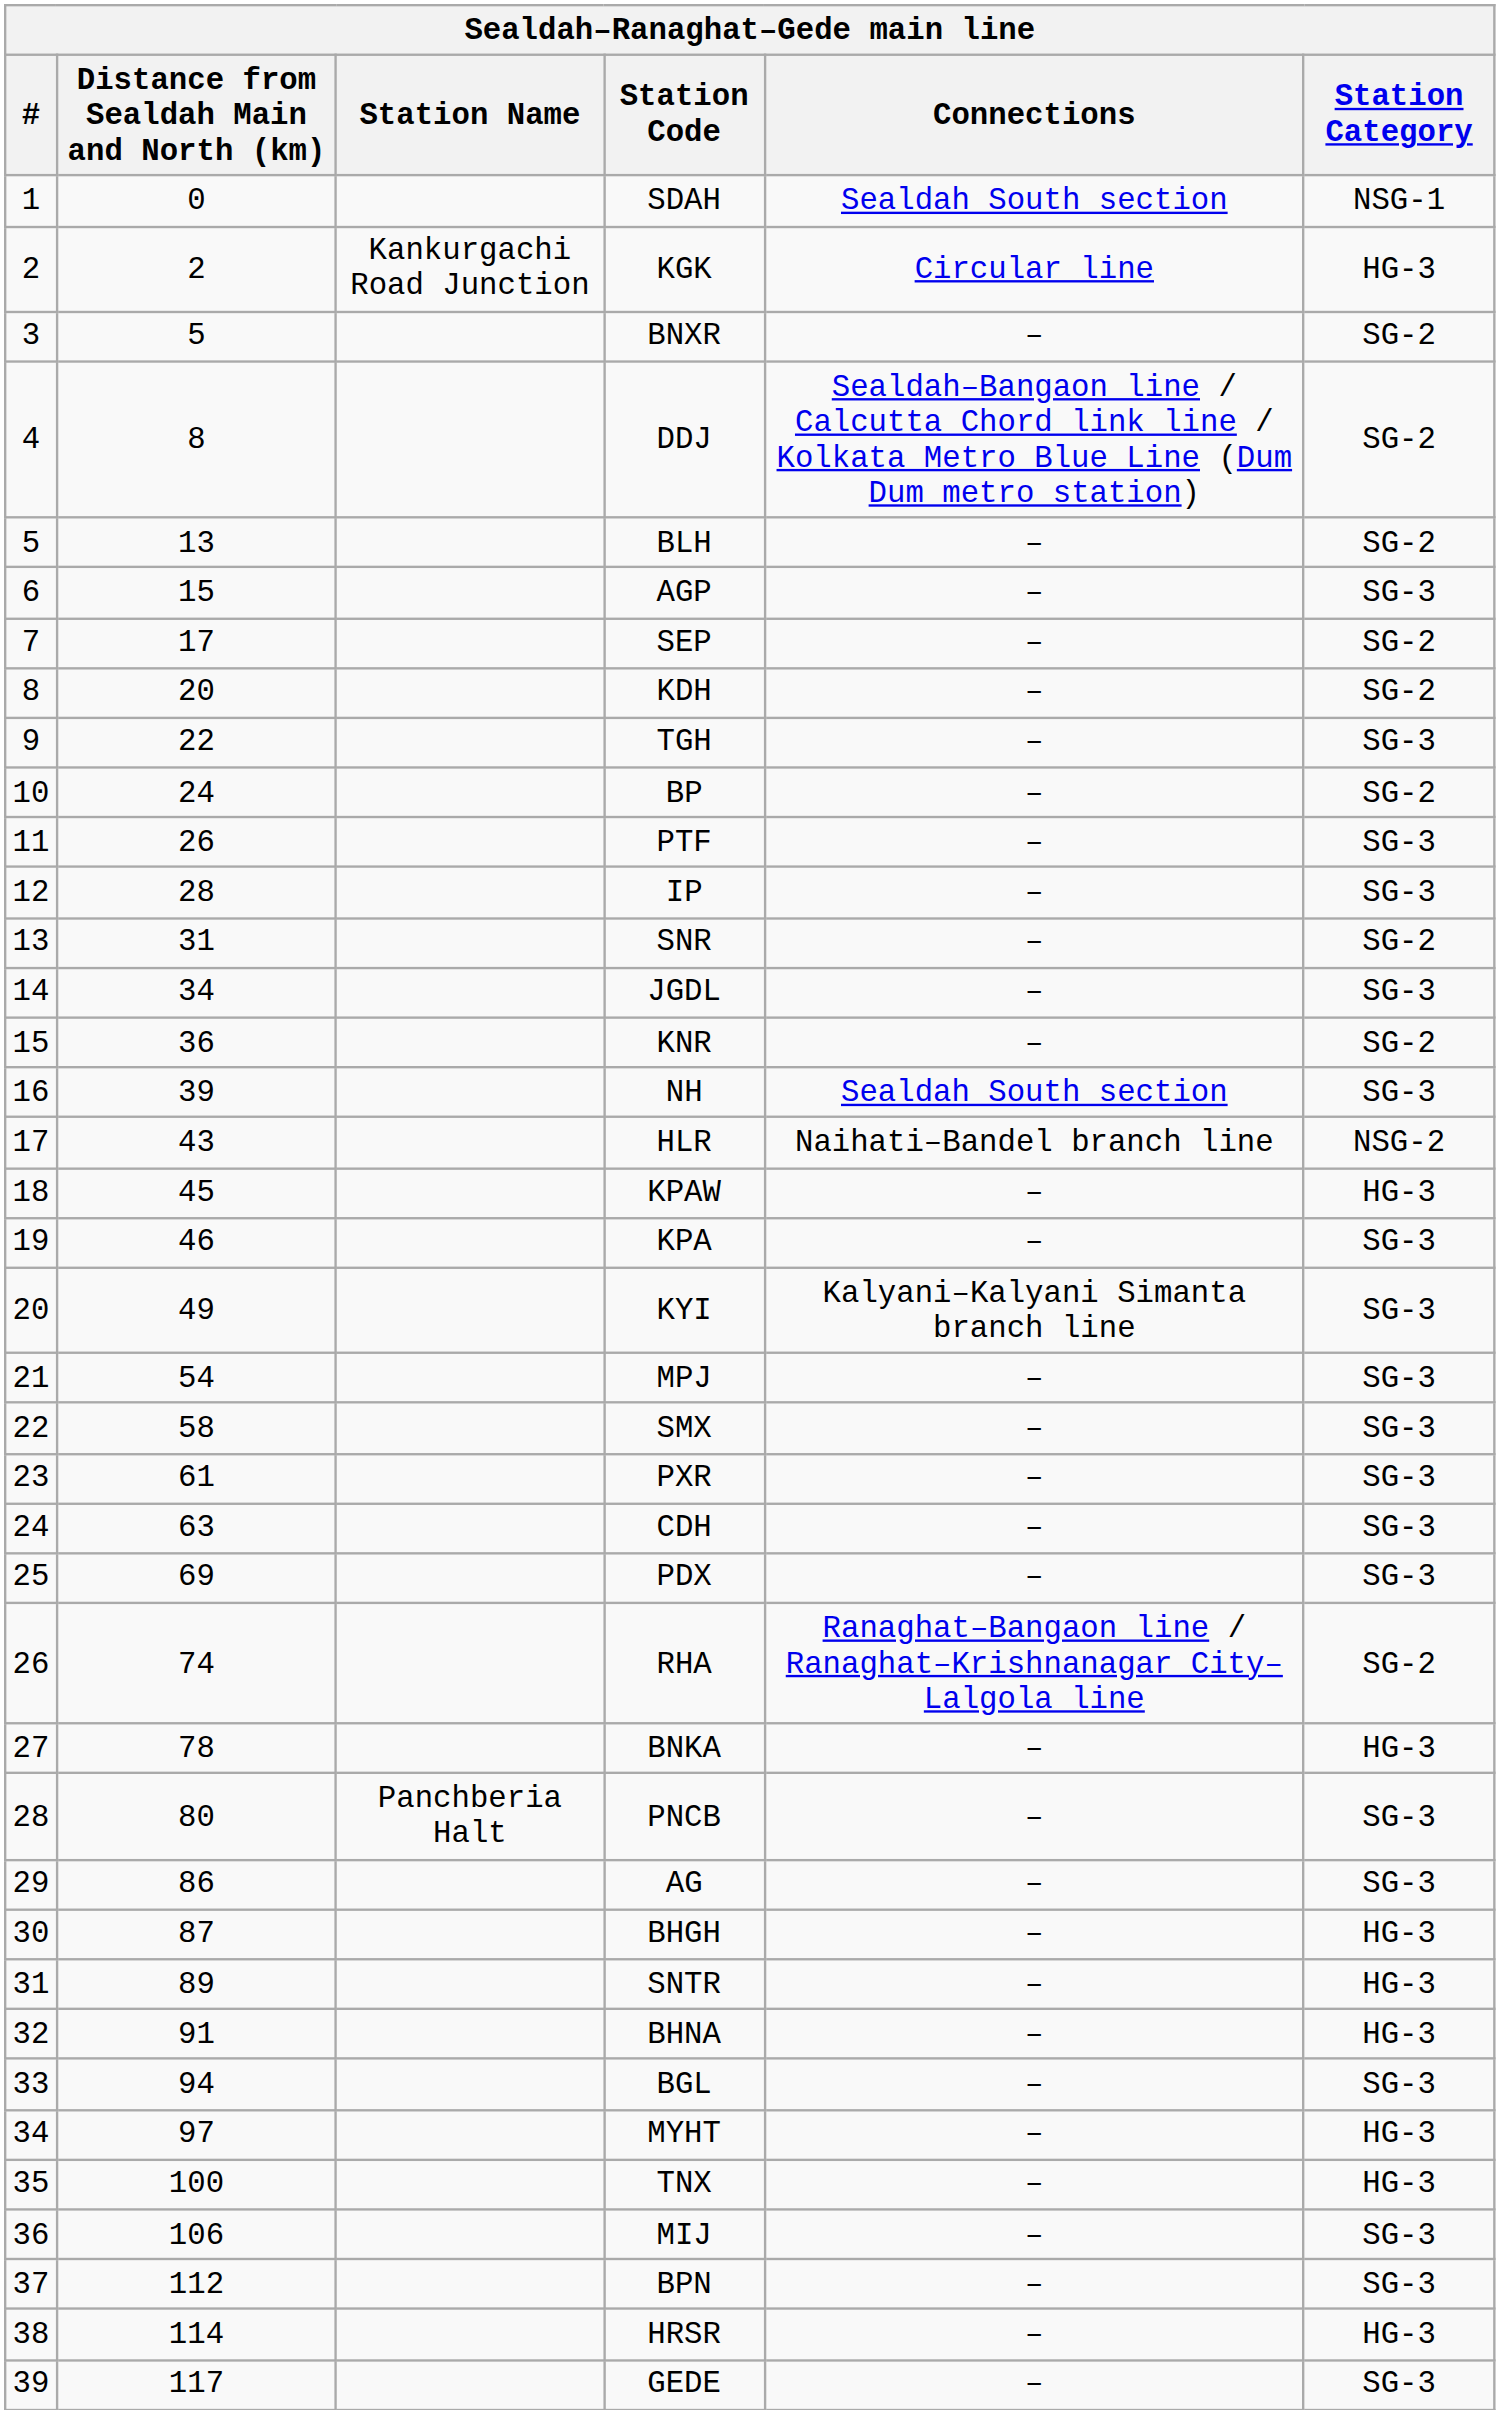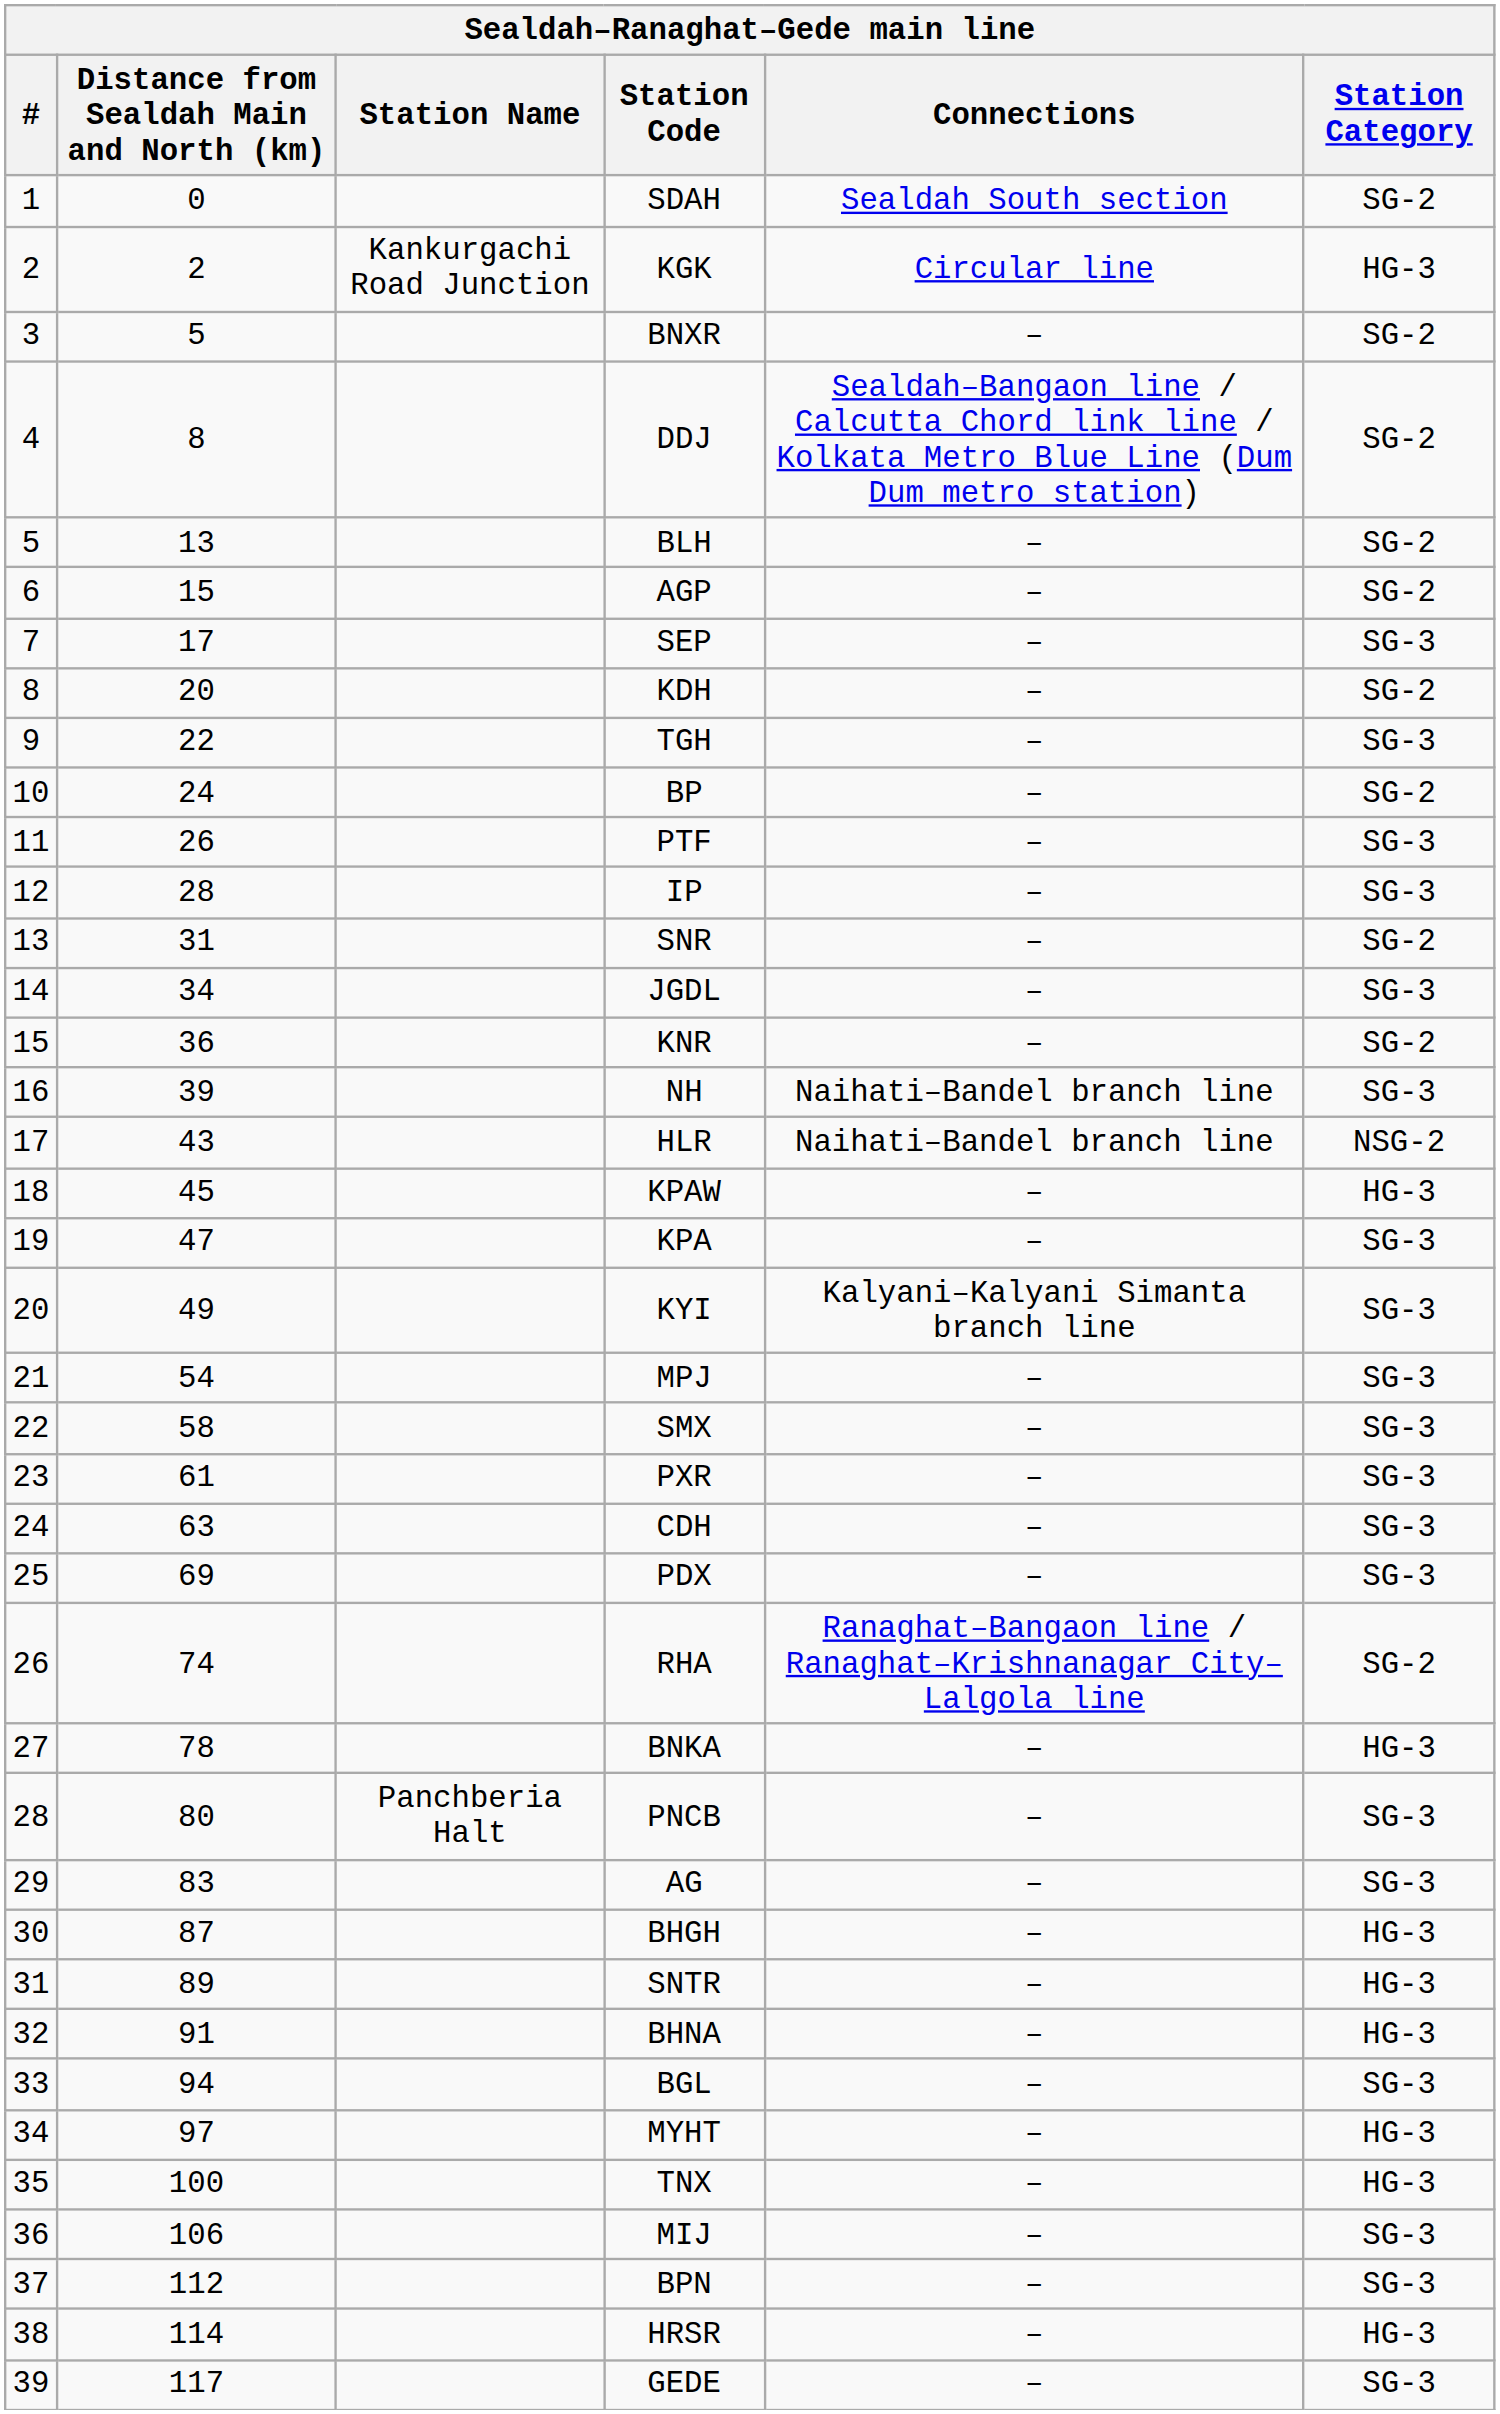(1399, 201) NSG-1 -> (1399, 201) SG-2
(1399, 593) SG-3 -> (1399, 593) SG-2
(1399, 643) SG-2 -> (1399, 643) SG-3
(1034, 1093) Sealdah South section -> (1034, 1093) Naihati–Bandel branch line
(196, 1243) 46 -> (196, 1243) 47
(196, 1884) 86 -> (196, 1884) 83
